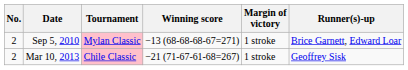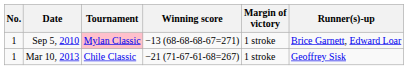(14, 40) 2 -> (14, 40) 1
(14, 57) 2 -> (14, 57) 1
(110, 57) pink background -> (110, 57) no background
